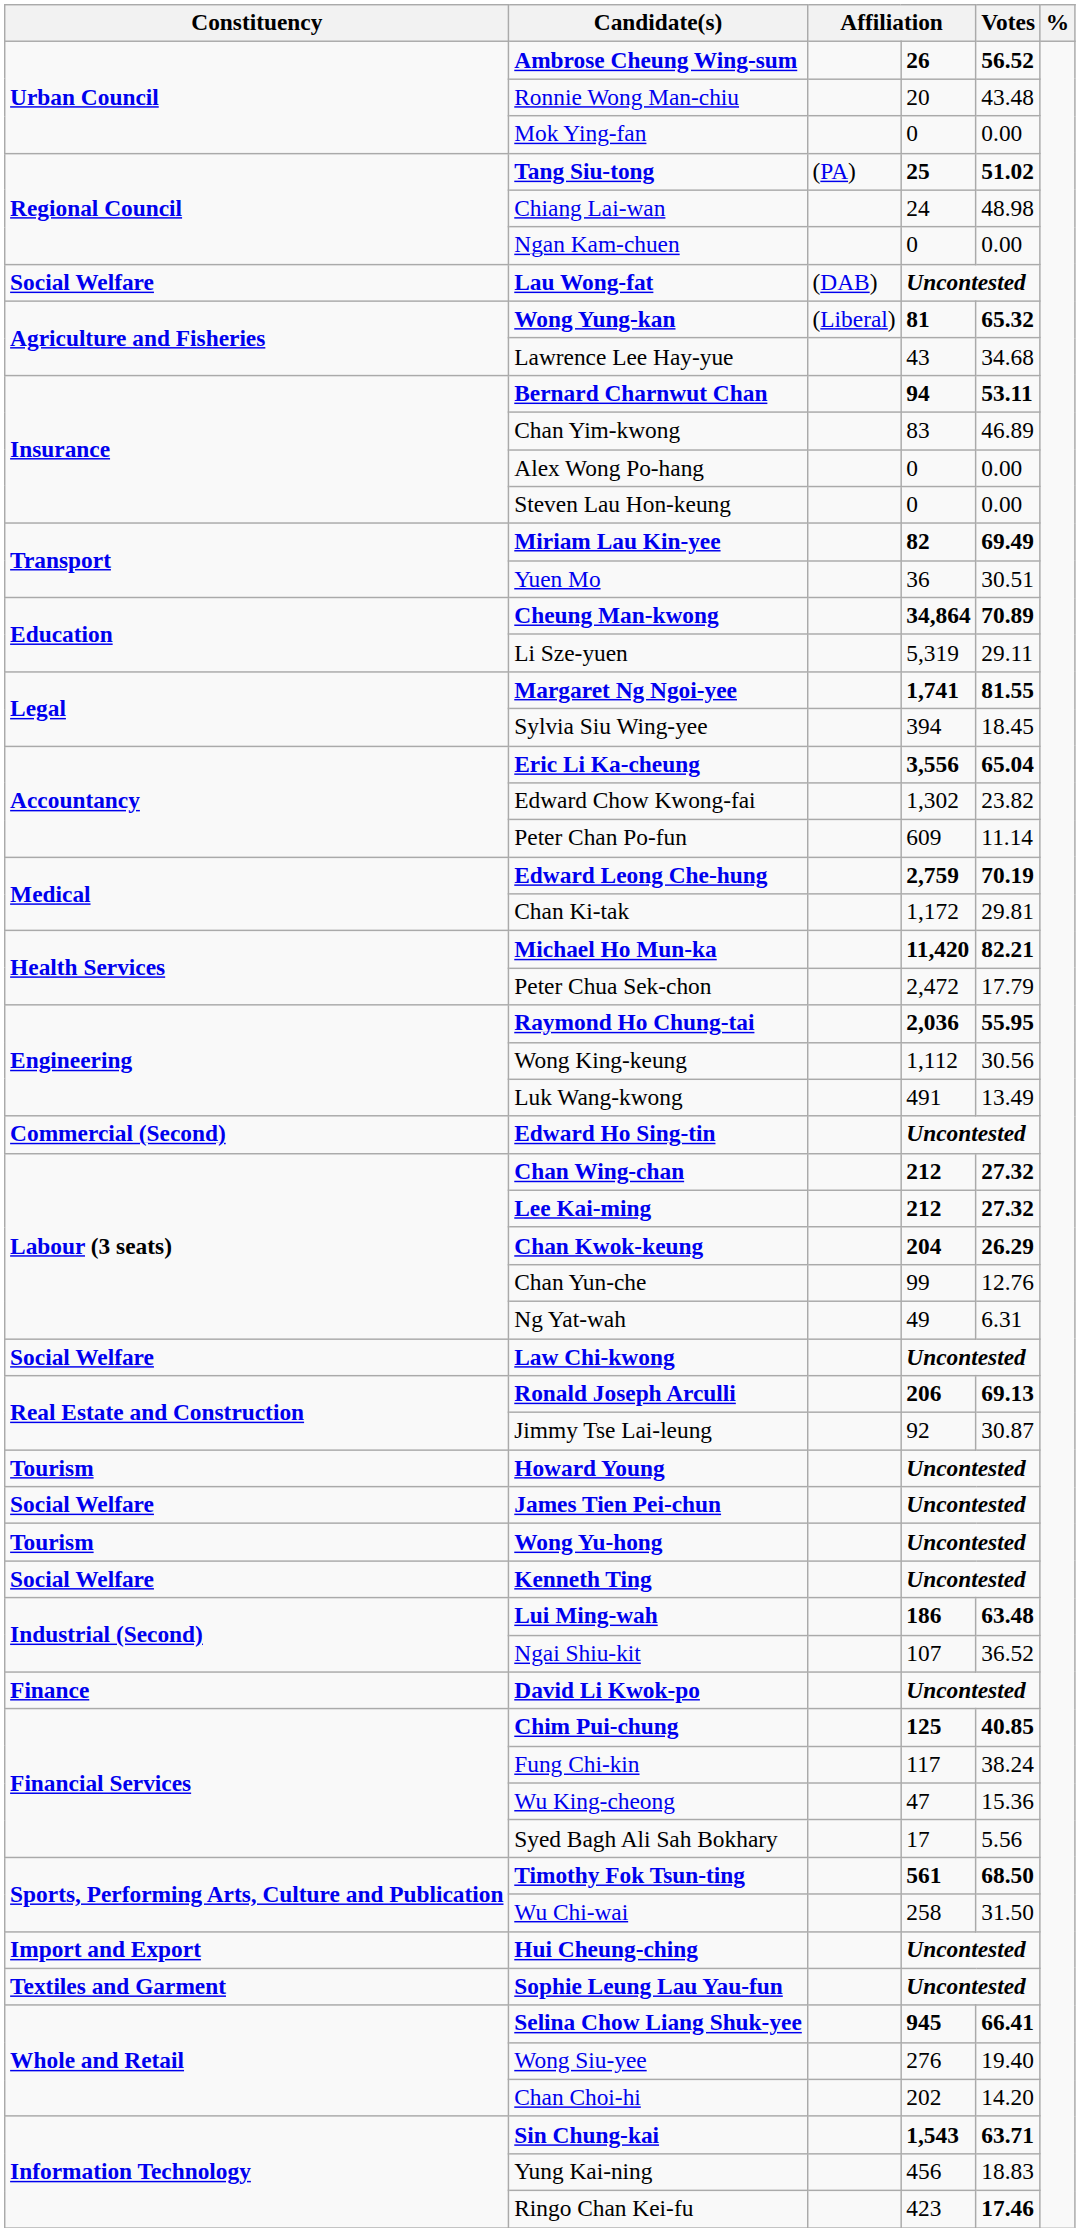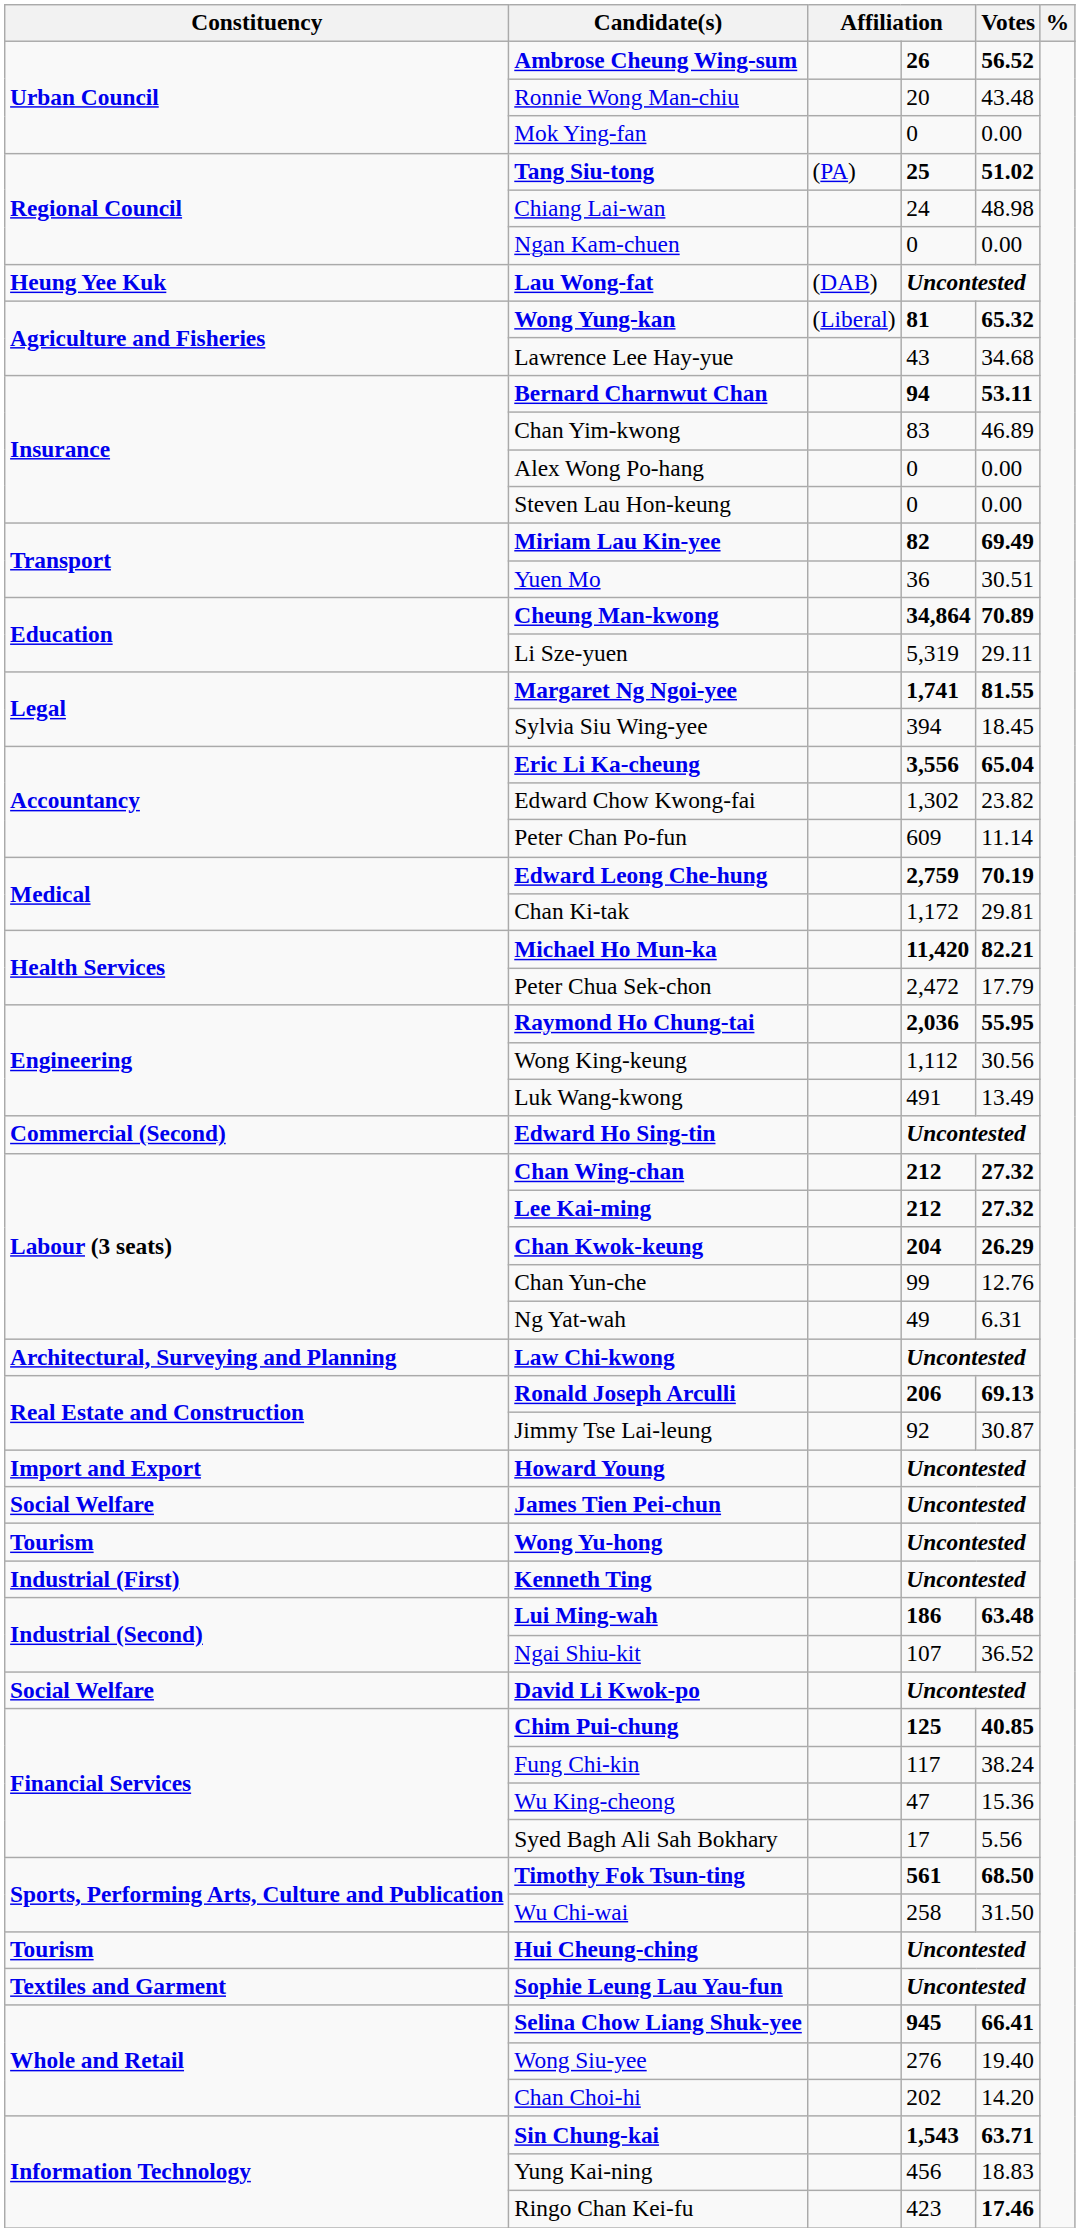(82, 282) Social Welfare -> (88, 282) Heung Yee Kuk
(82, 1356) Social Welfare -> (203, 1356) Architectural, Surveying and Planning
(52, 1467) Tourism -> (106, 1467) Import and Export
(82, 1579) Social Welfare -> (95, 1579) Industrial (First)
(50, 1690) Finance -> (82, 1690) Social Welfare
(106, 1949) Import and Export -> (52, 1949) Tourism
